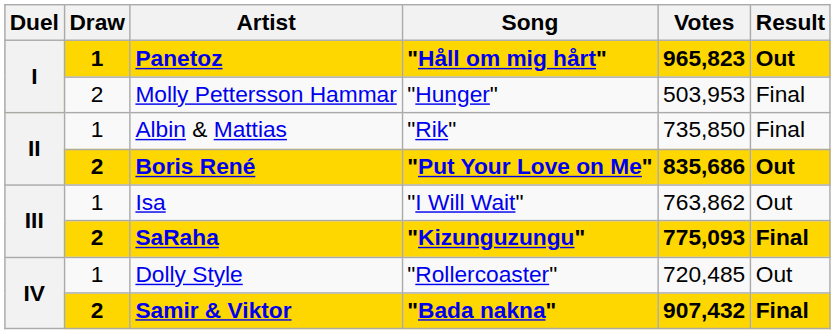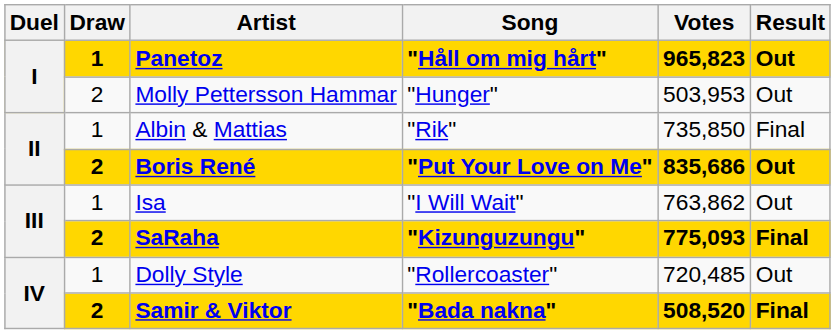(780, 94) Final -> (774, 94) Out
(704, 310) 907,432 -> (704, 310) 508,520
